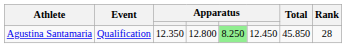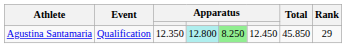(203, 34) no background -> (203, 34) paleturquoise background
(327, 34) 28 -> (327, 34) 29
